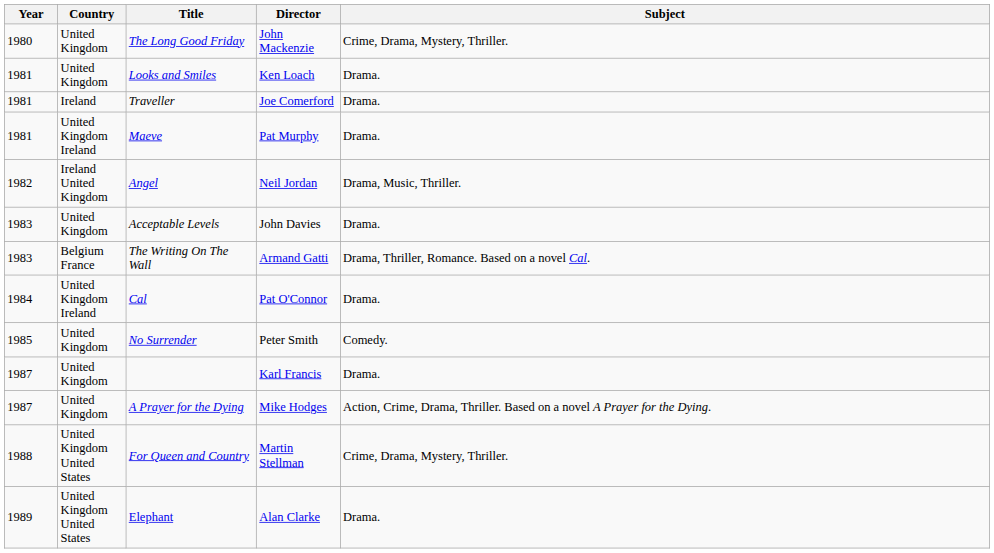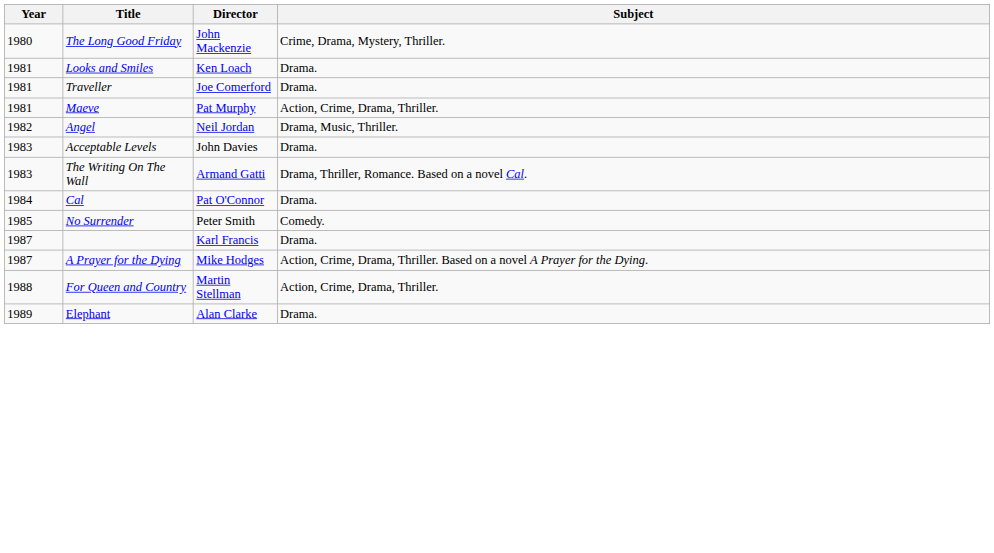- column: (92, 14)
(362, 135) Drama. -> (359, 107) Action, Crime, Drama, Thriller.
(426, 455) Crime, Drama, Mystery, Thriller. -> (359, 287) Action, Crime, Drama, Thriller.
